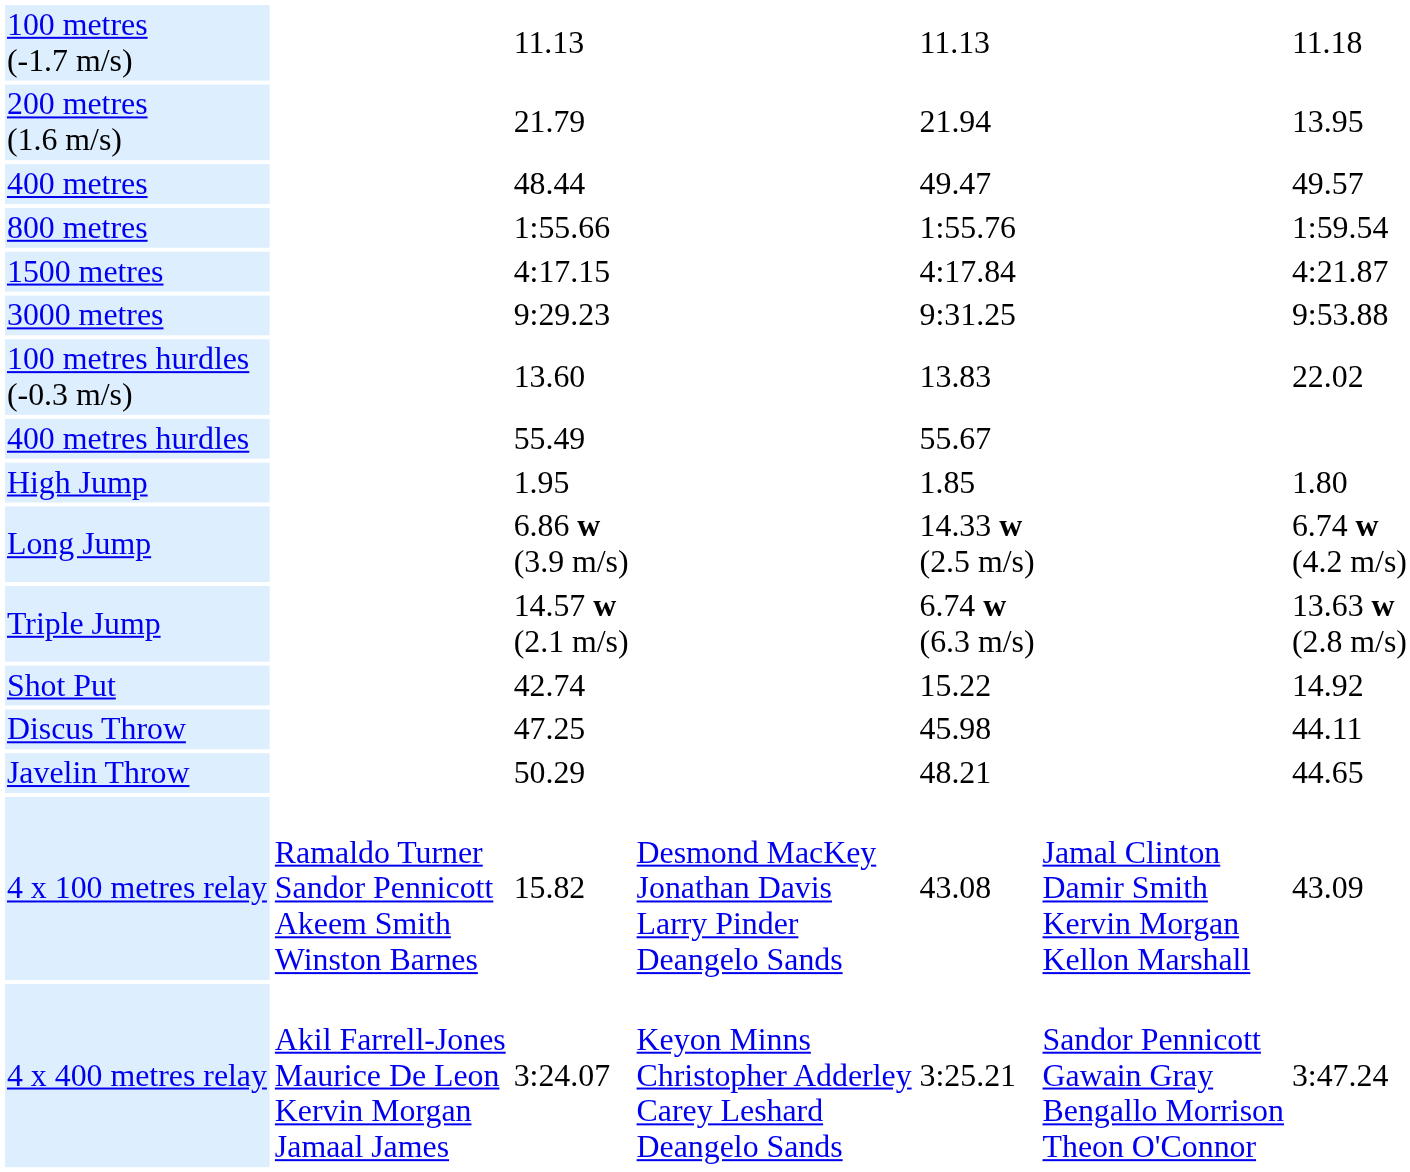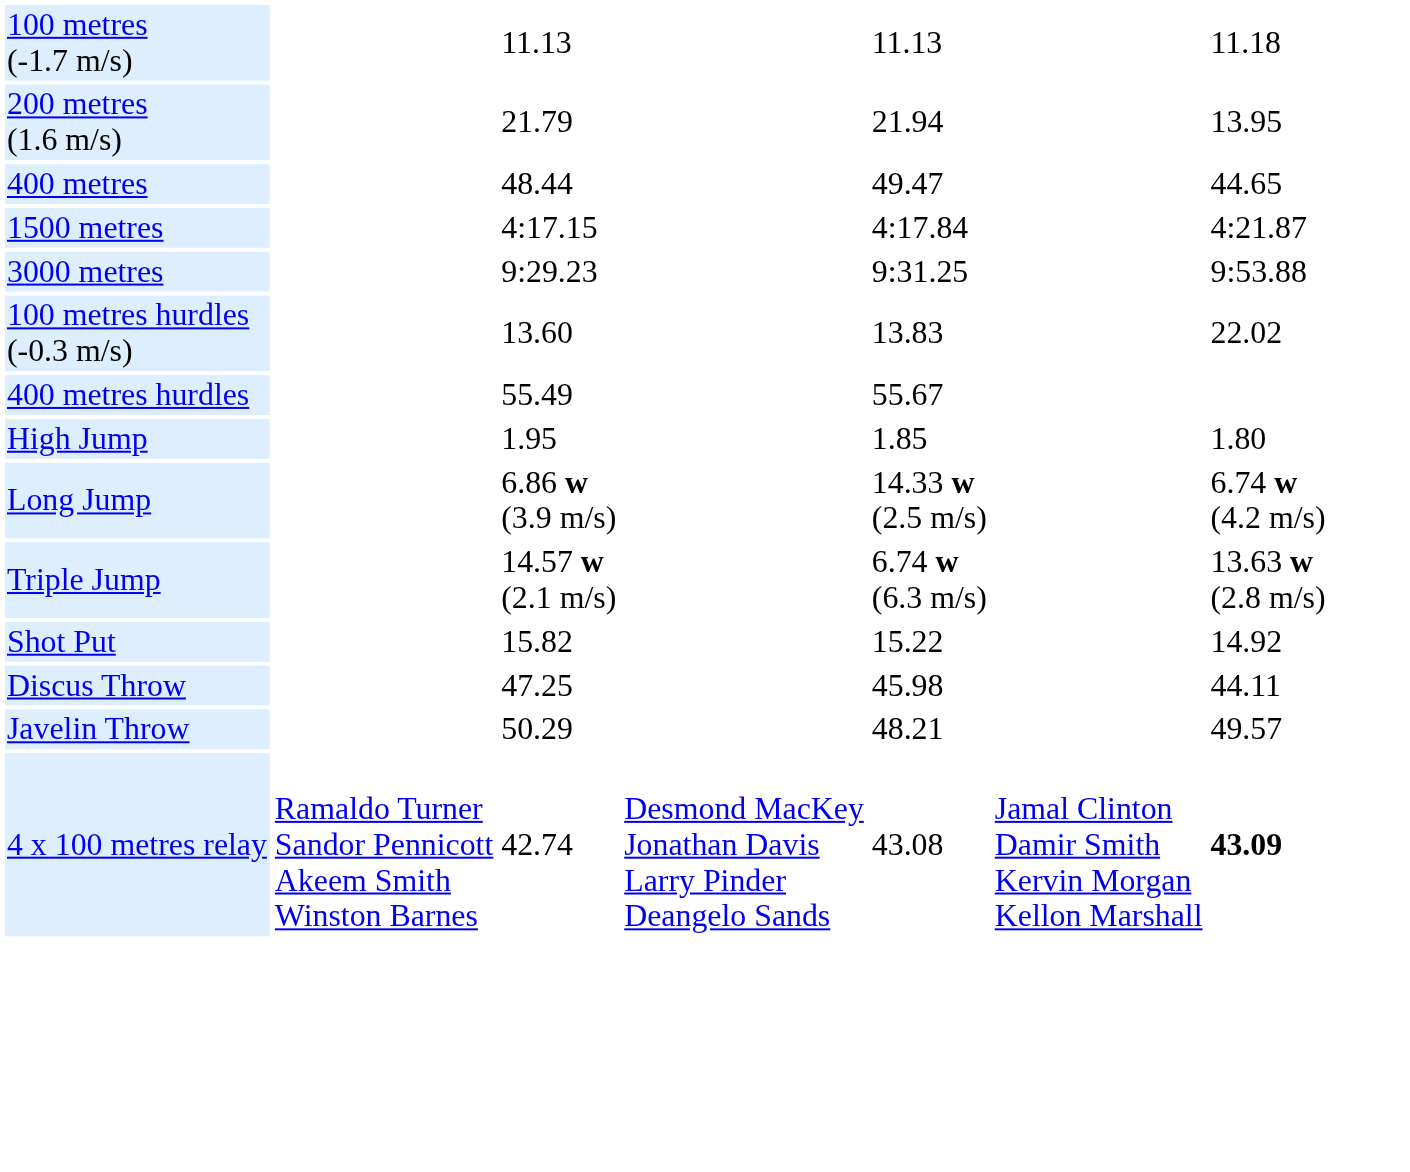(1328, 183) 49.57 -> (1246, 183) 44.65
- row: (77, 227)
(549, 685) 42.74 -> (537, 641) 15.82
(1328, 772) 44.65 -> (1246, 728) 49.57
(549, 888) 15.82 -> (537, 844) 42.74
(1328, 888) normal -> (1246, 844) bold
- row: (137, 1075)
